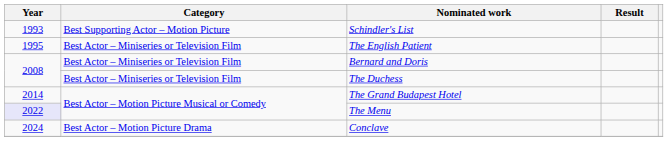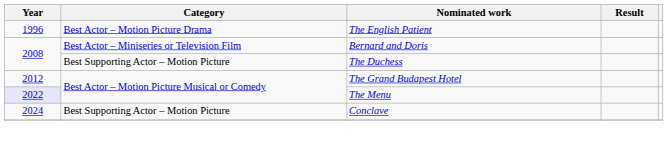- row: (381, 29)
(33, 45) 1995 -> (33, 29) 1996
(152, 45) Best Actor – Miniseries or Television Film -> (138, 29) Best Actor – Motion Picture Drama
(152, 78) Best Actor – Miniseries or Television Film -> (147, 62) Best Supporting Actor – Motion Picture
(33, 95) 2014 -> (33, 78) 2012
(138, 128) Best Actor – Motion Picture Drama -> (147, 111) Best Supporting Actor – Motion Picture
